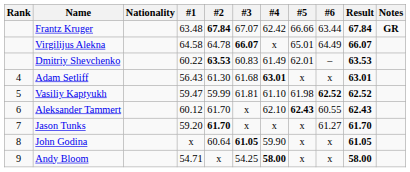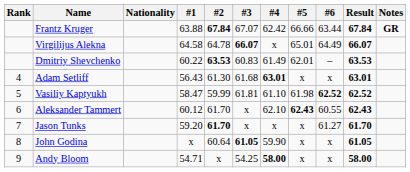(191, 28) 63.48 -> (191, 28) 63.88
(191, 93) 59.47 -> (191, 93) 58.47
